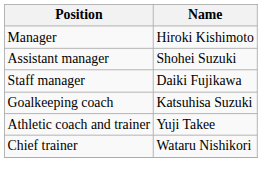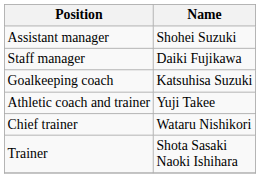- row: (32, 37)
+ row: (28, 154)
